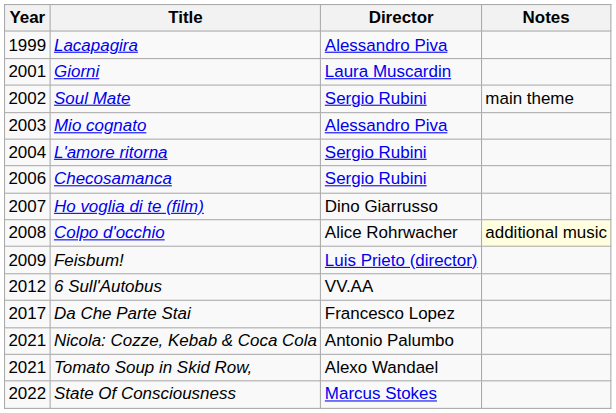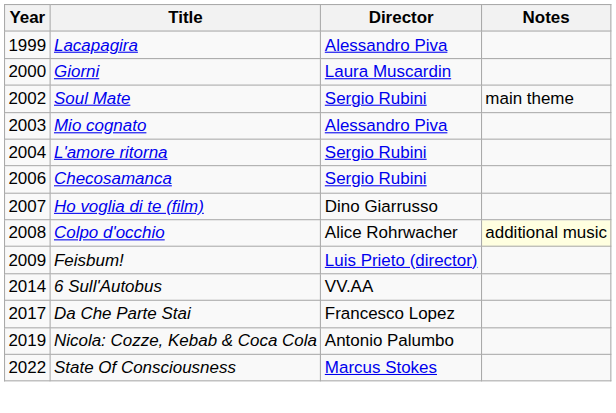(27, 71) 2001 -> (27, 71) 2000
(27, 286) 2012 -> (27, 286) 2014
(27, 340) 2021 -> (27, 340) 2019
- row: (153, 367)
